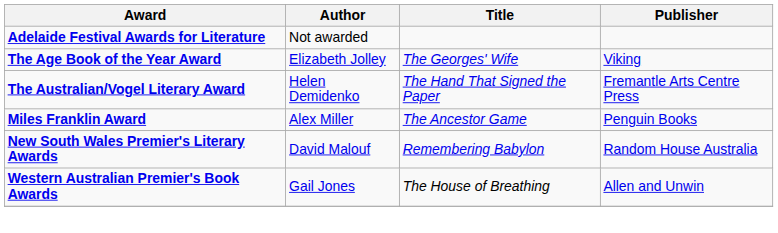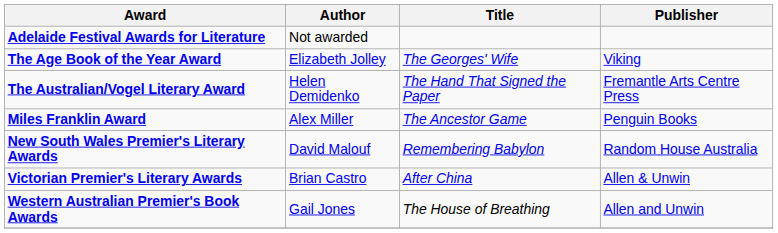+ row: (125, 179)
